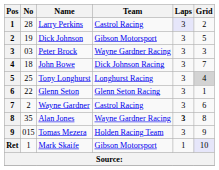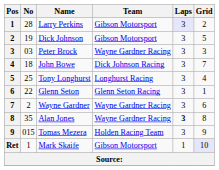(119, 24) Castrol Racing -> (126, 24) Gibson Motorsport
(204, 78) lightgrey background -> (204, 78) no background
(119, 105) Castrol Racing -> (133, 105) Wayne Gardner Racing
